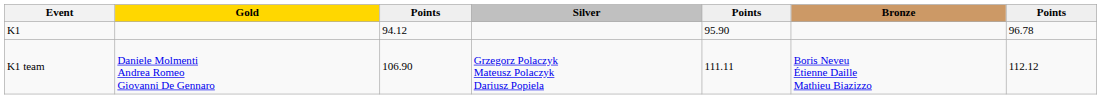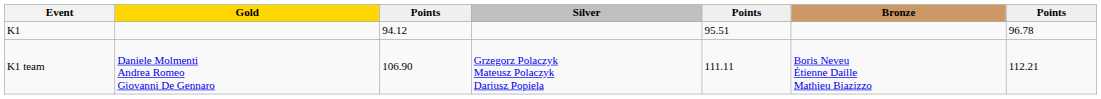(717, 30) 95.90 -> (717, 30) 95.51
(1024, 66) 112.12 -> (1024, 66) 112.21
